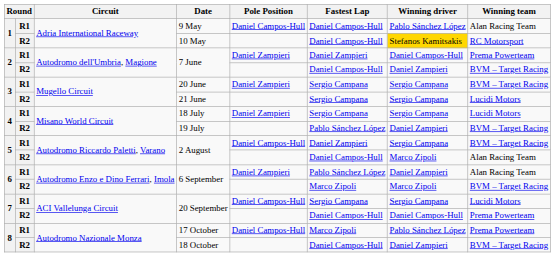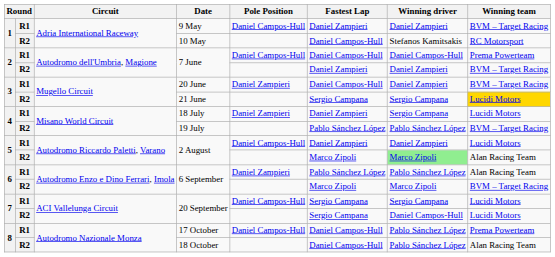(346, 25) Daniel Campos-Hull -> (338, 25) Daniel Zampieri
(428, 25) Pablo Sánchez López -> (419, 25) Daniel Zampieri
(503, 25) Alan Racing Team -> (509, 25) BVM – Target Racing
(426, 40) gold background -> (426, 40) no background
(261, 55) Daniel Zampieri -> (268, 55) Daniel Campos-Hull
(338, 55) Daniel Zampieri -> (346, 55) Daniel Campos-Hull
(346, 69) Daniel Campos-Hull -> (338, 69) Daniel Zampieri
(339, 84) Sergio Campana -> (346, 84) Daniel Campos-Hull
(419, 84) Sergio Campana -> (419, 84) Daniel Zampieri
(495, 98) no background -> (495, 98) gold background
(339, 113) Sergio Campana -> (338, 113) Daniel Zampieri
(419, 128) Daniel Zampieri -> (428, 128) Pablo Sánchez López
(419, 142) Sergio Campana -> (419, 142) Daniel Zampieri
(509, 142) BVM – Target Racing -> (495, 142) Lucidi Motors
(346, 157) Daniel Campos-Hull -> (333, 157) Marco Zipoli
(413, 157) no background -> (413, 157) lightgreen background
(419, 171) Daniel Zampieri -> (428, 171) Pablo Sánchez López
(346, 215) Daniel Campos-Hull -> (339, 215) Sergio Campana
(502, 215) Prema Powerteam -> (495, 215) Lucidi Motors
(333, 230) Marco Zipoli -> (346, 230) Daniel Campos-Hull
(419, 244) Daniel Zampieri -> (428, 244) Pablo Sánchez López
(509, 244) BVM – Target Racing -> (503, 244) Alan Racing Team
